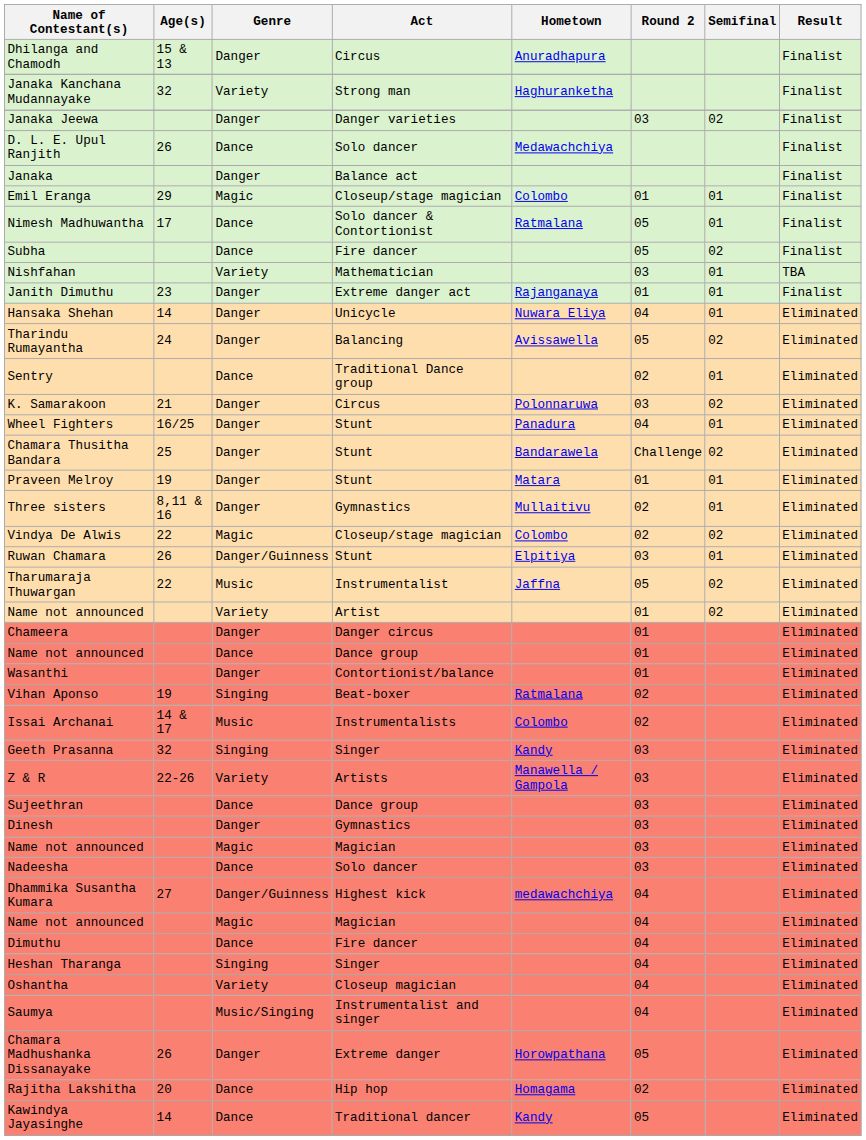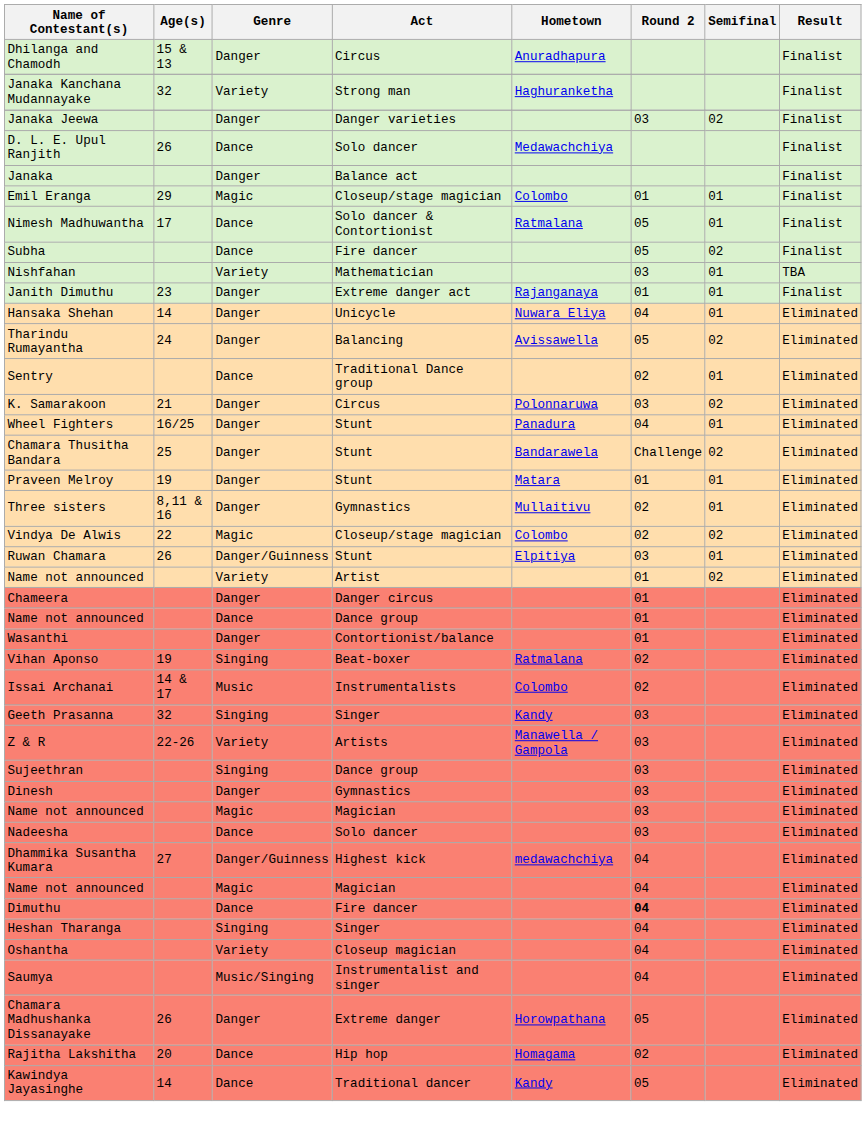- row: (49, 585)
(234, 806) Dance -> (242, 771) Singing
(668, 944) normal -> (668, 909) bold
